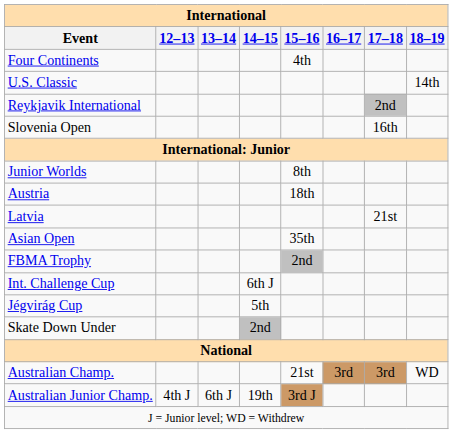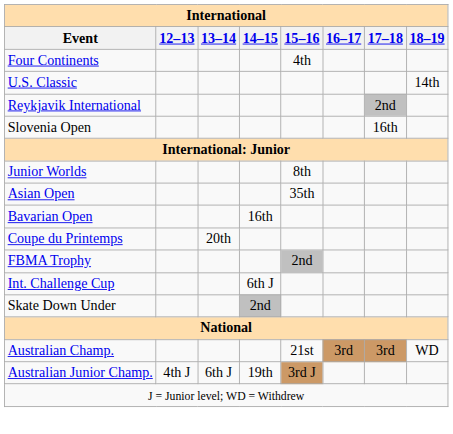- row: (28, 194)
- row: (26, 216)
+ row: (50, 216)
+ row: (65, 238)
- row: (45, 305)
